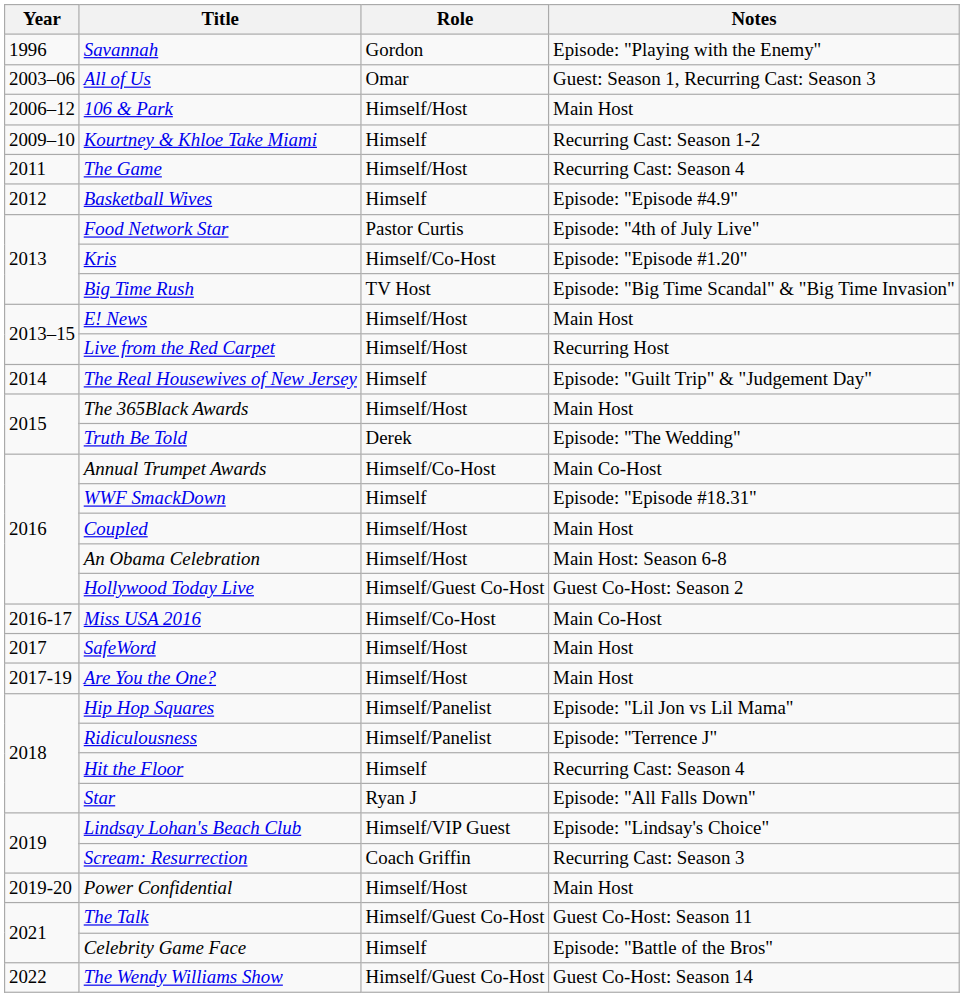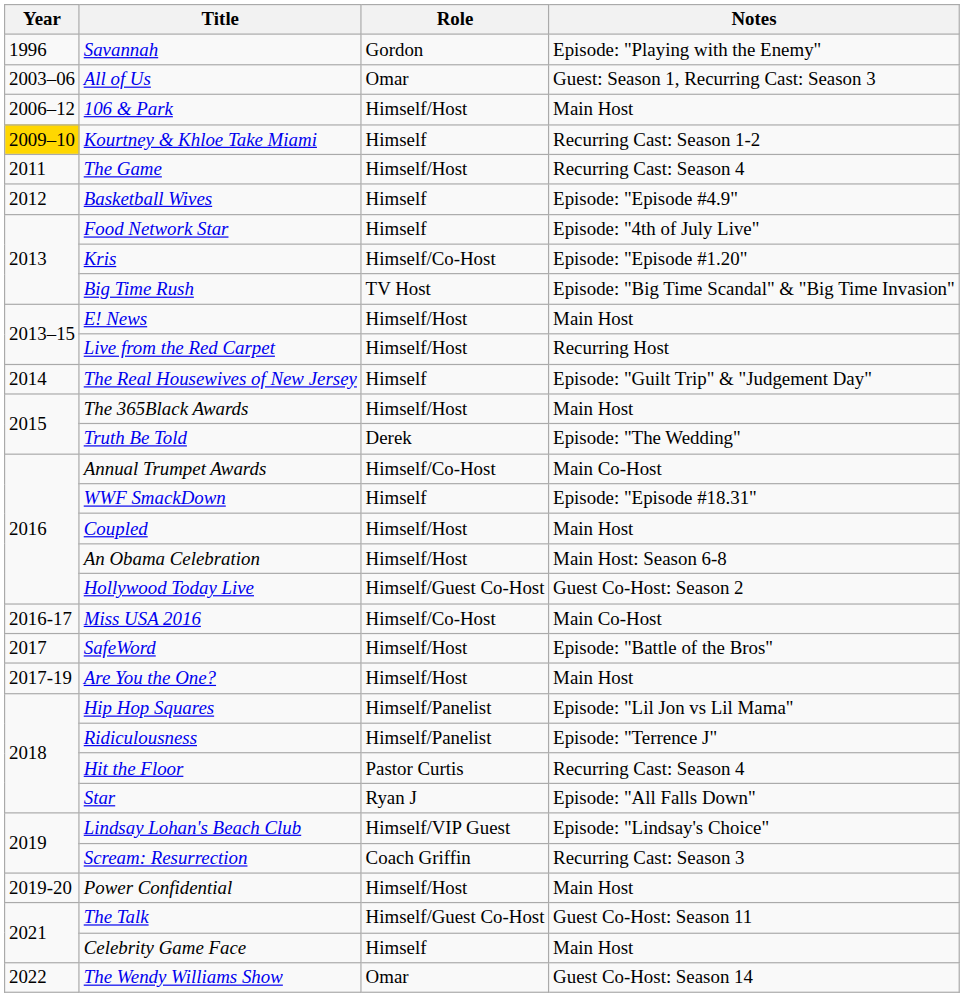(42, 139) no background -> (42, 139) gold background
(415, 229) Pastor Curtis -> (396, 229) Himself
(593, 648) Main Host -> (663, 648) Episode: "Battle of the Bros"
(396, 768) Himself -> (415, 768) Pastor Curtis
(663, 947) Episode: "Battle of the Bros" -> (593, 947) Main Host
(455, 977) Himself/Guest Co-Host -> (387, 977) Omar
